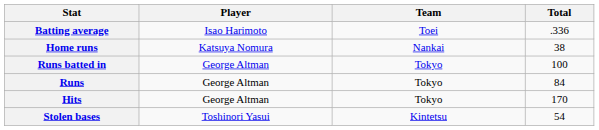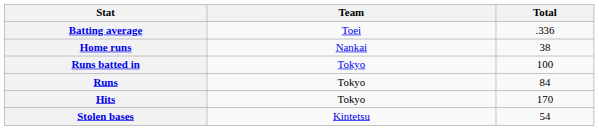- column: (236, 13)
